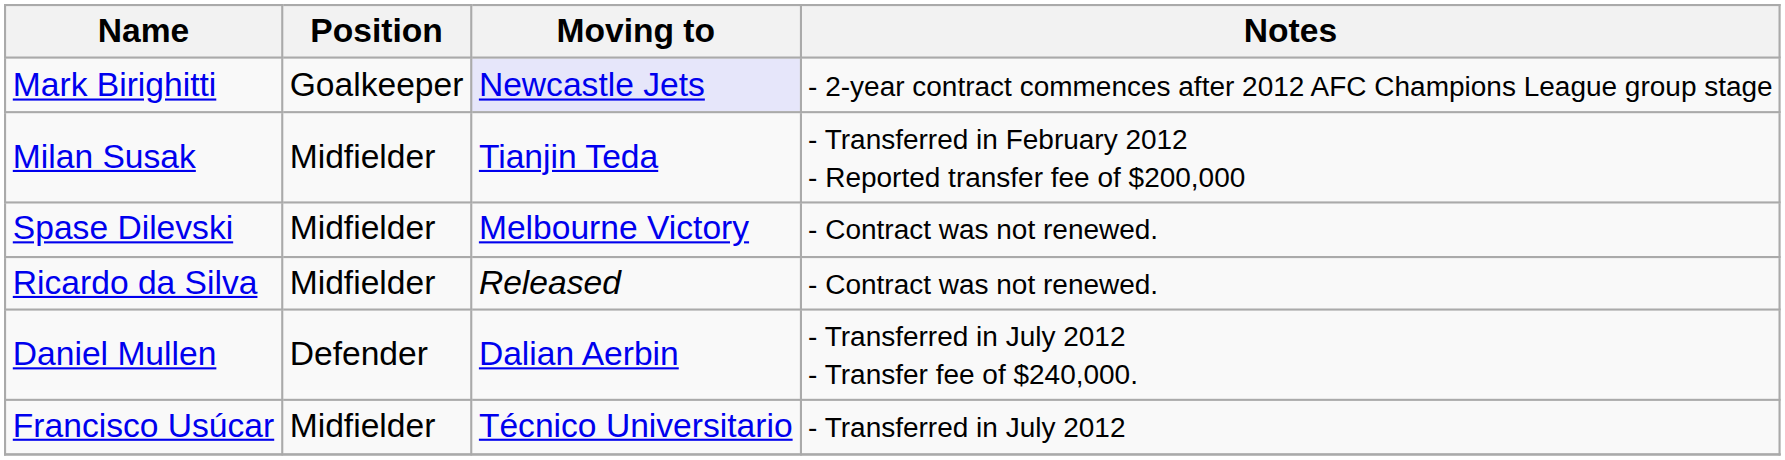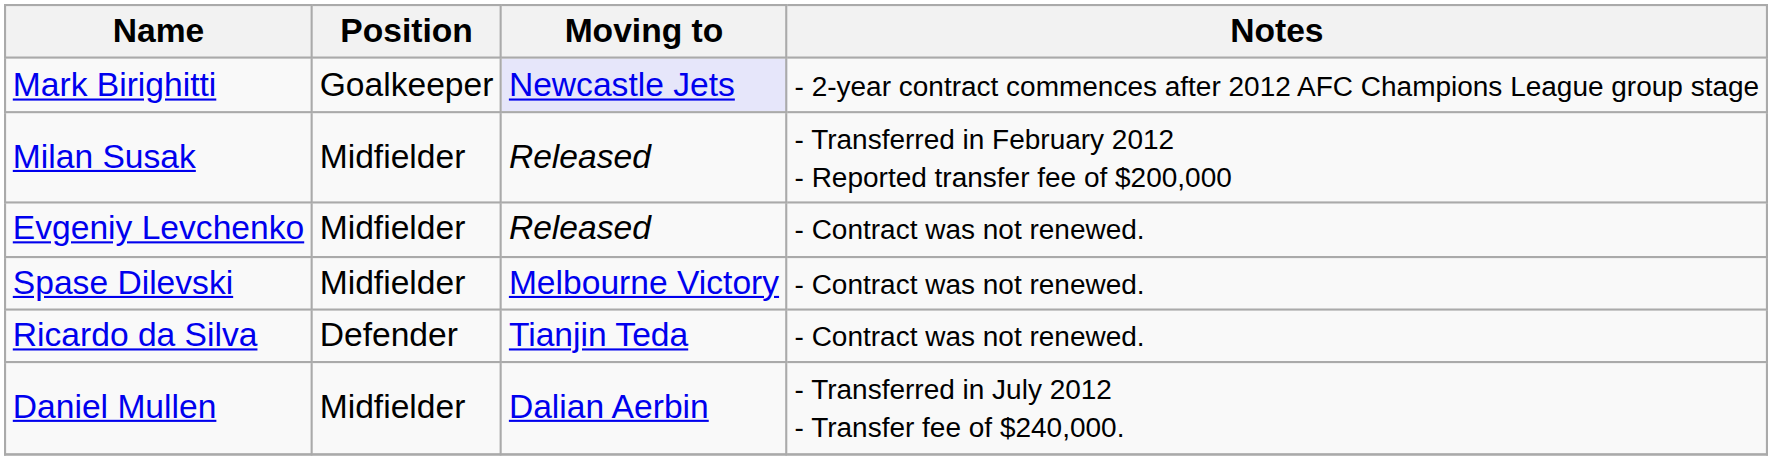(569, 156) Tianjin Teda -> (580, 156) Released
+ row: (158, 228)
(363, 282) Midfielder -> (389, 335) Defender
(550, 282) Released -> (599, 335) Tianjin Teda
(359, 354) Defender -> (393, 407) Midfielder
- row: (144, 426)
